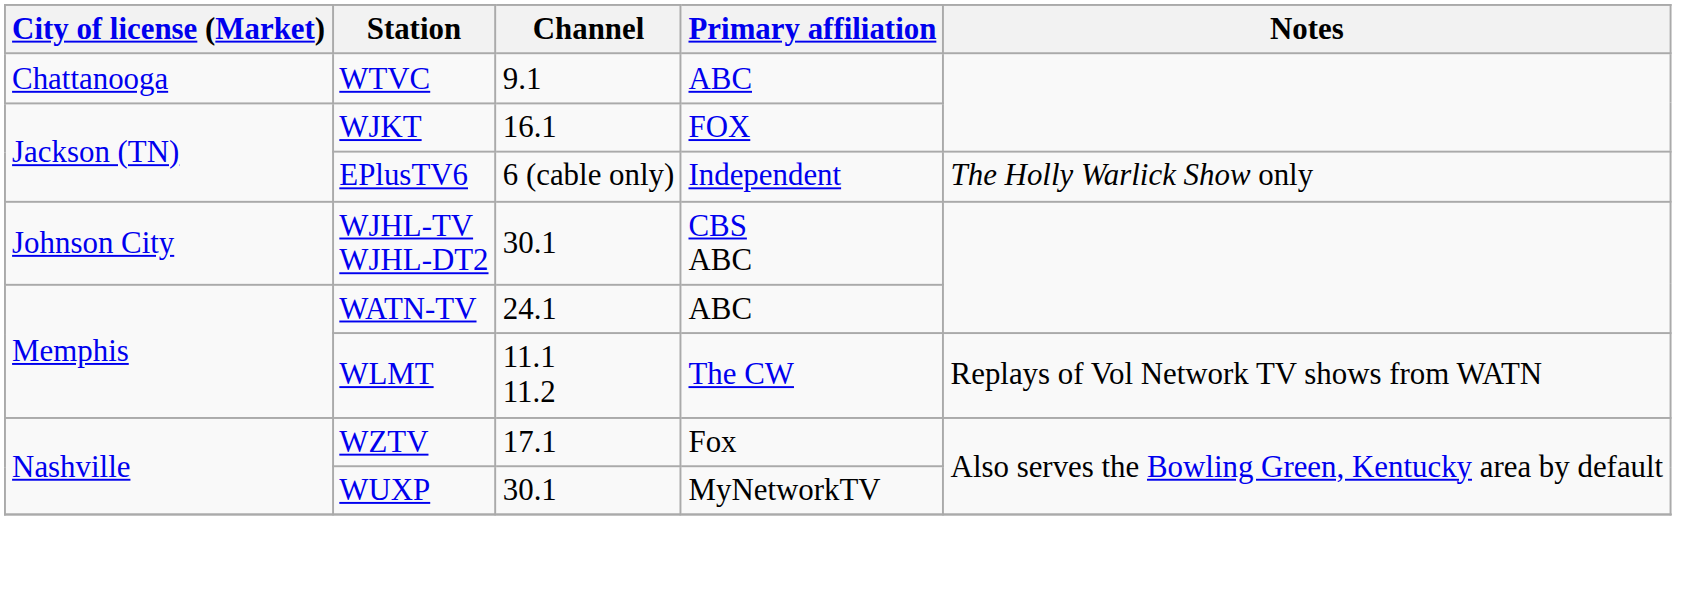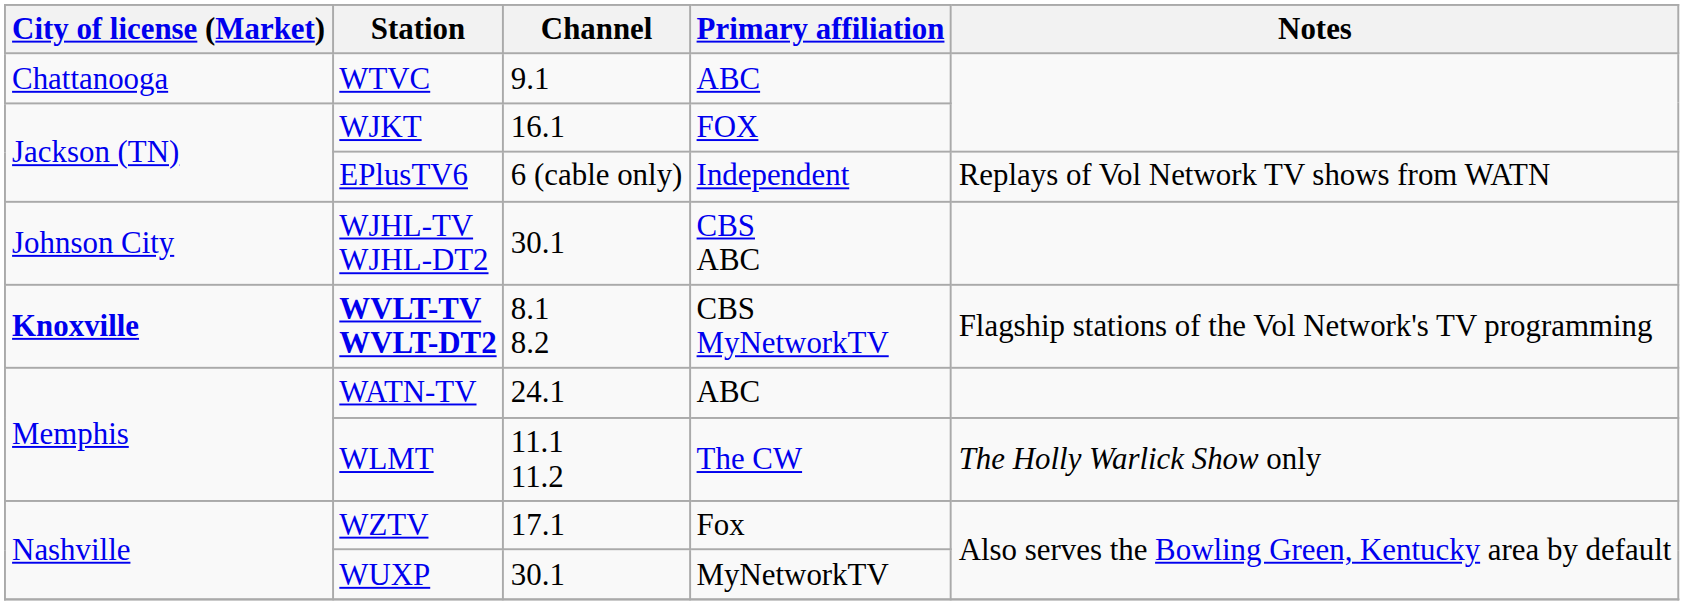(1132, 175) The Holly Warlick Show only -> (1254, 175) Replays of Vol Network TV shows from WATN
+ row: (418, 325)
(1246, 374) Replays of Vol Network TV shows from WATN -> (1140, 458) The Holly Warlick Show only
